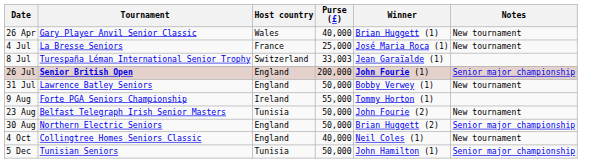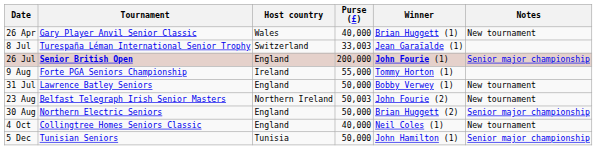- row: (19, 47)
rows swapped: (21, 86) <-> (19, 99)
(272, 113) Tunisia -> (294, 99) Northern Ireland
(337, 113) 50,000 -> (356, 99) 50,003
